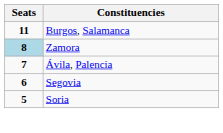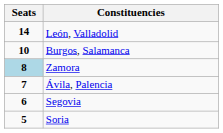+ row: (82, 33)
(24, 30) 11 -> (24, 50) 10
